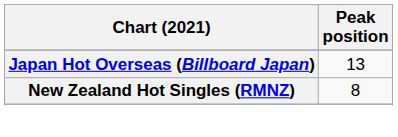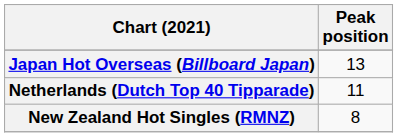+ row: (162, 90)
